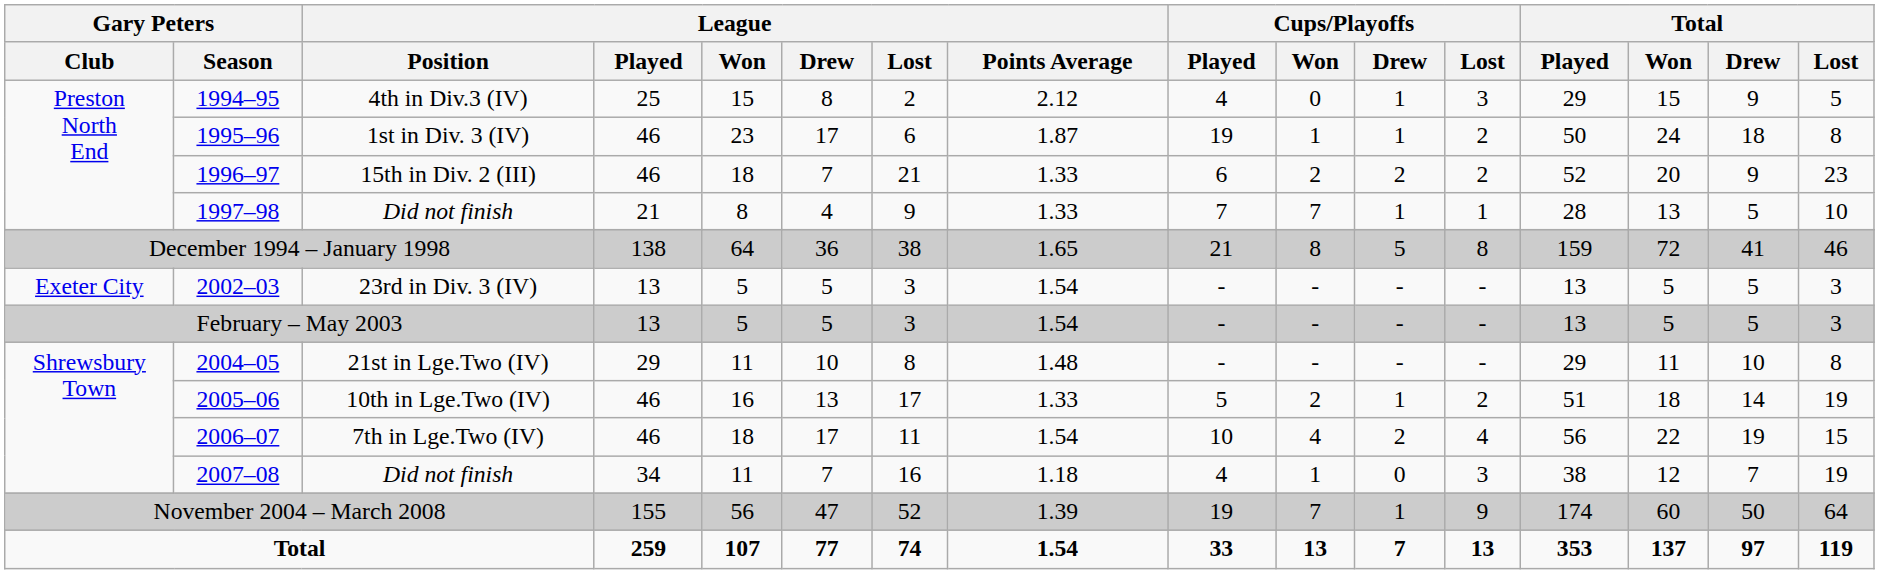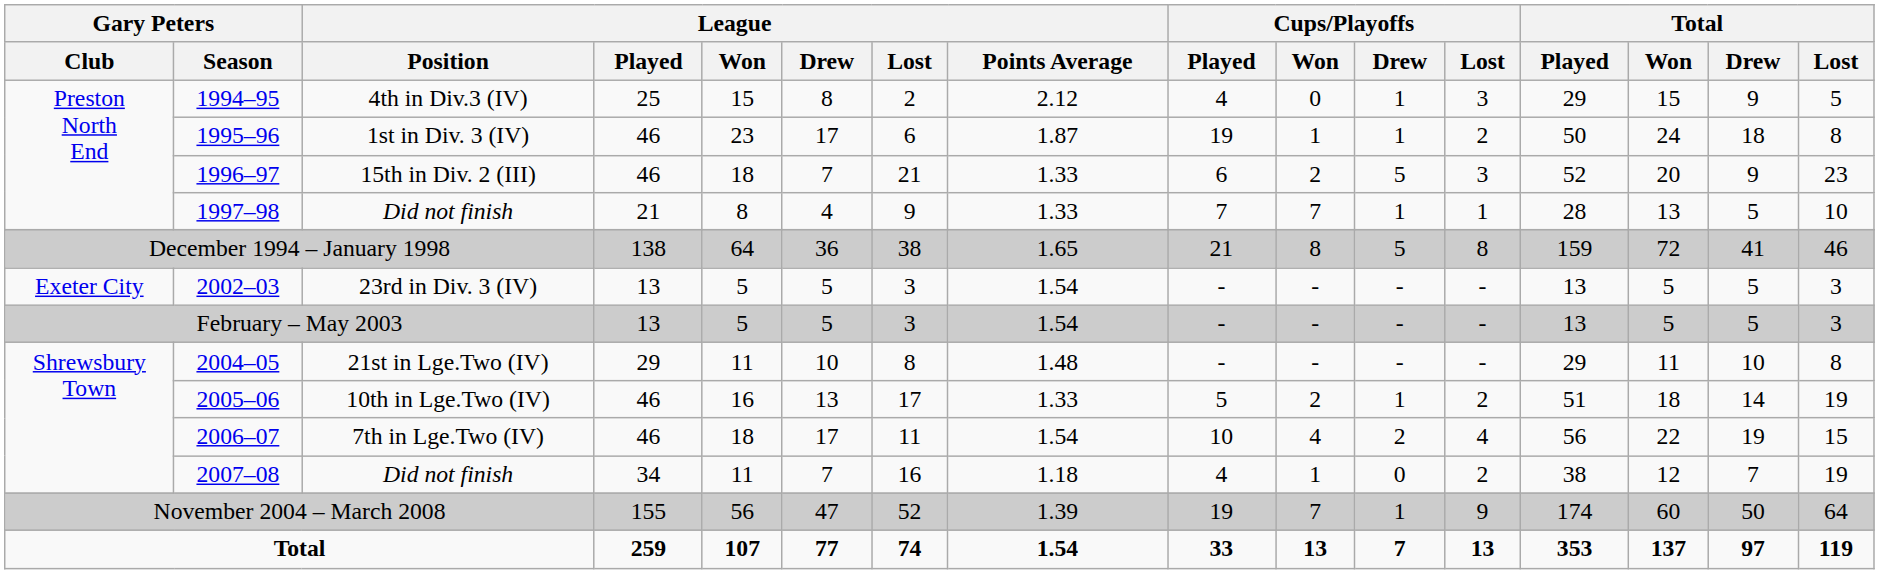(1400, 173) 2 -> (1400, 173) 5
(1483, 173) 2 -> (1483, 173) 3
(1483, 473) 3 -> (1483, 473) 2
